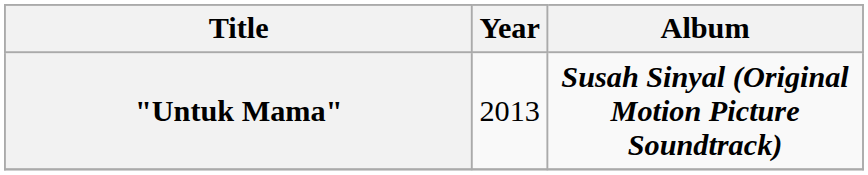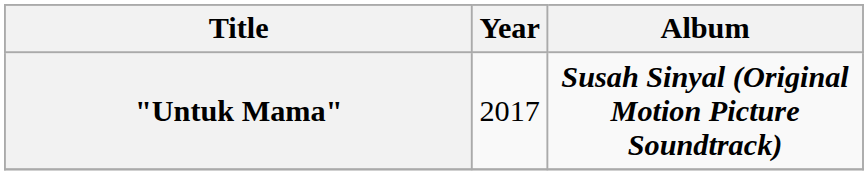(510, 110) 2013 -> (510, 110) 2017
